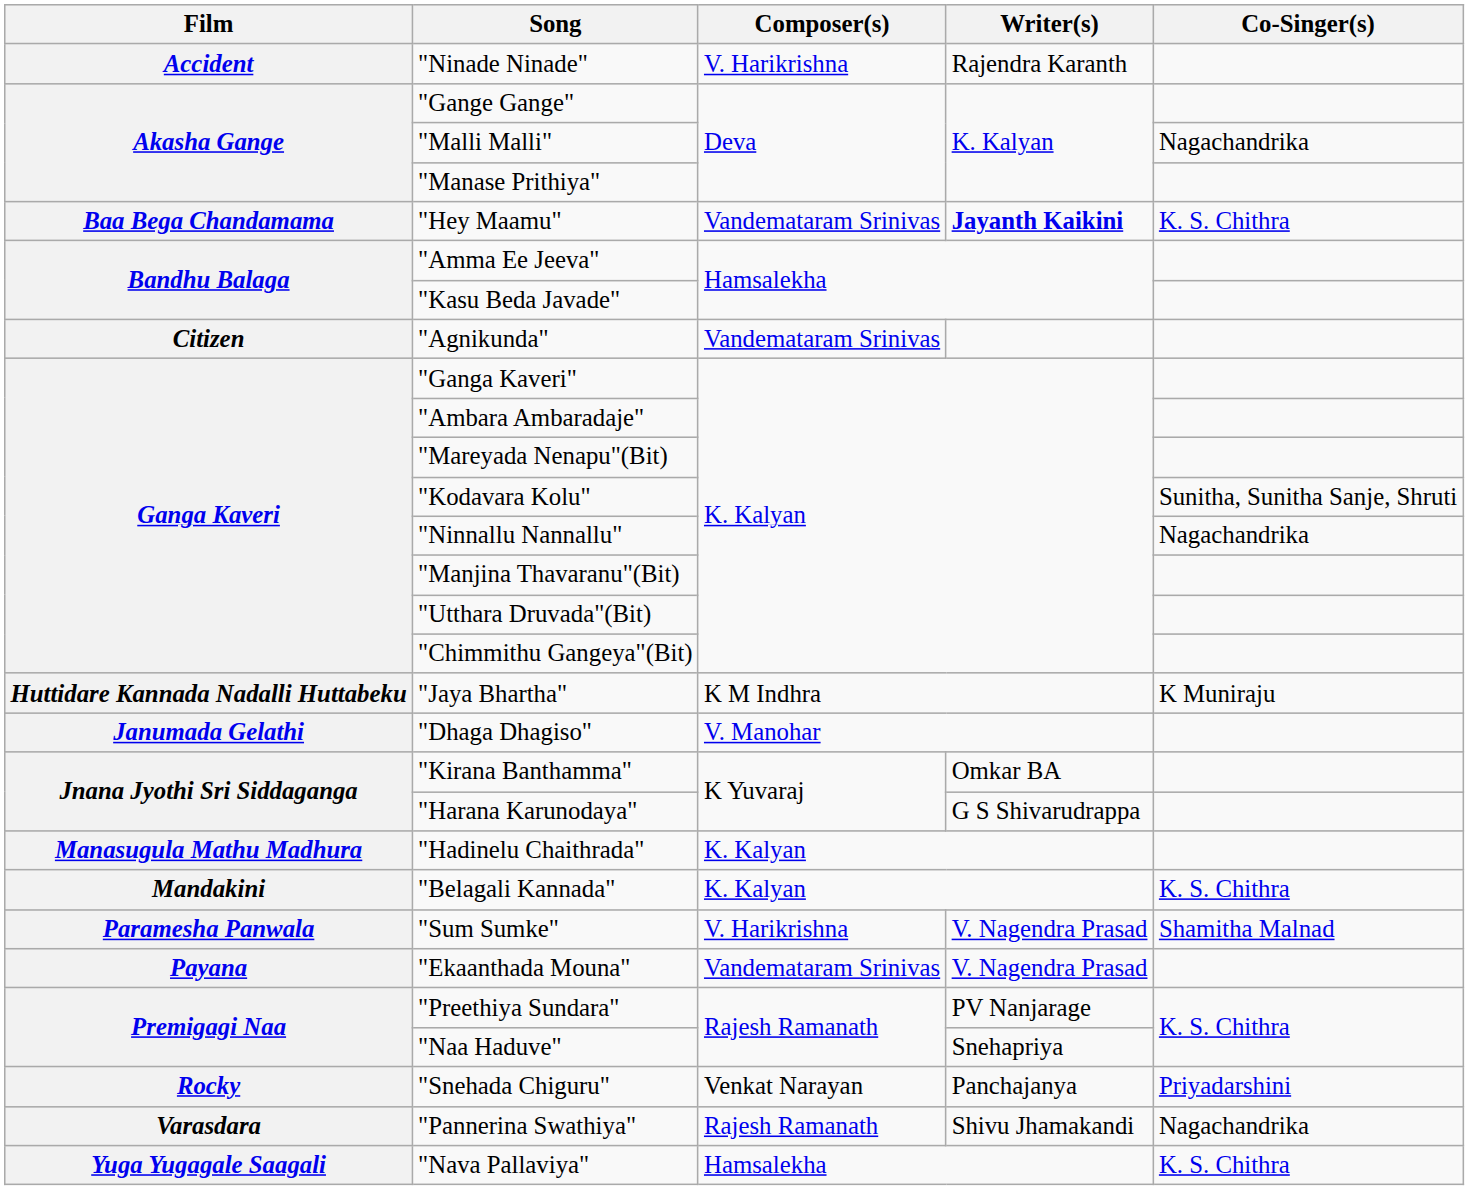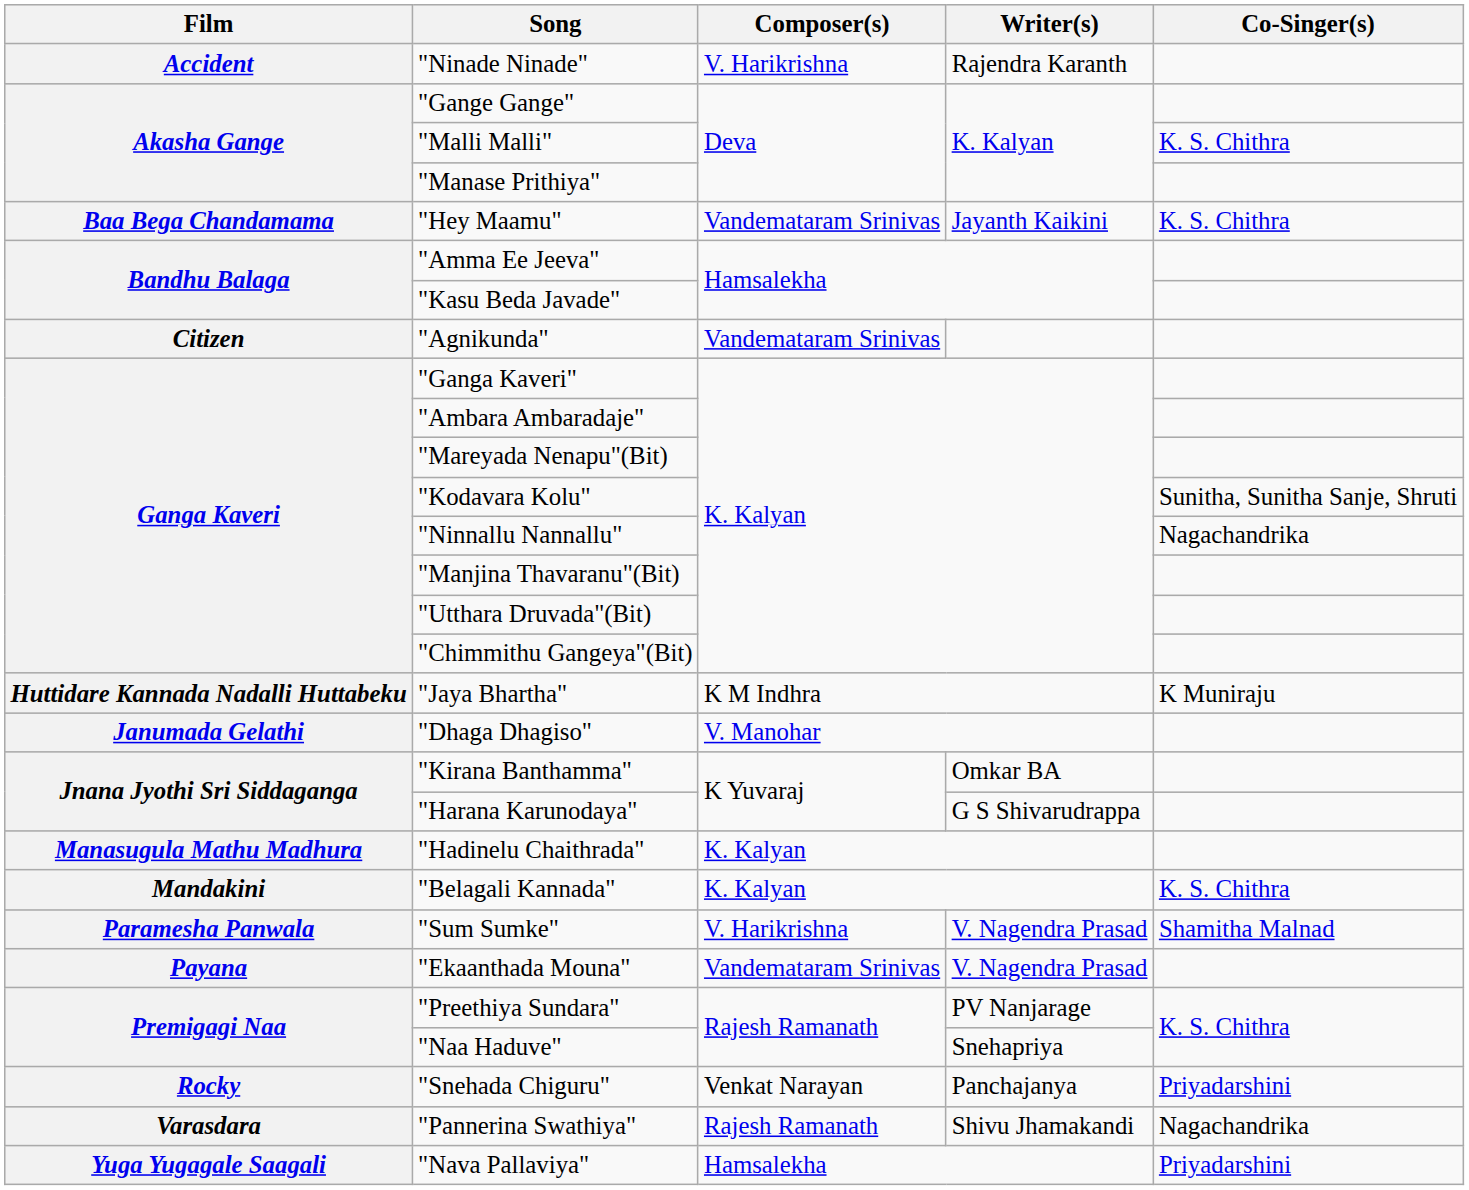(1234, 142) Nagachandrika -> (1224, 142) K. S. Chithra
(1037, 220) bold -> (1030, 220) normal
(1224, 1164) K. S. Chithra -> (1225, 1164) Priyadarshini
